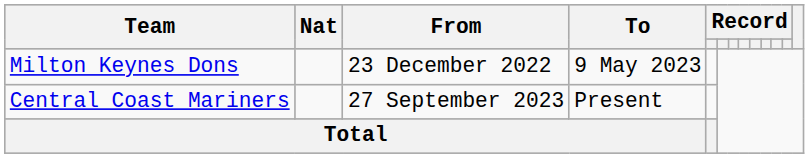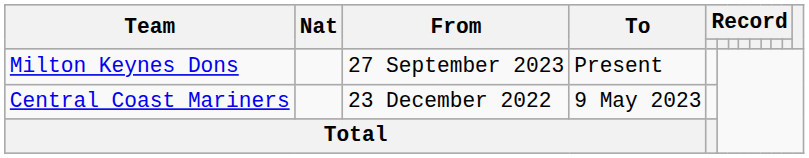(450, 67) 23 December 2022 -> (456, 67) 27 September 2023
(638, 67) 9 May 2023 -> (619, 67) Present
(456, 101) 27 September 2023 -> (450, 101) 23 December 2022
(619, 101) Present -> (638, 101) 9 May 2023
